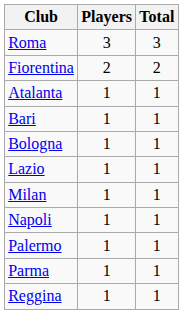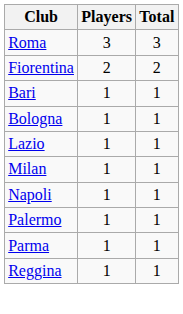- row: (35, 93)
